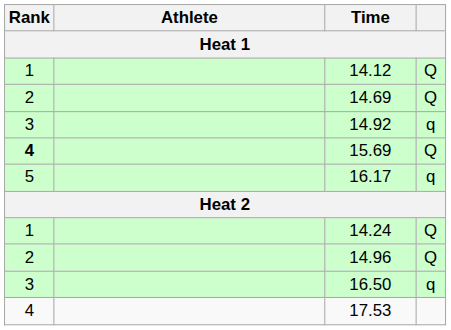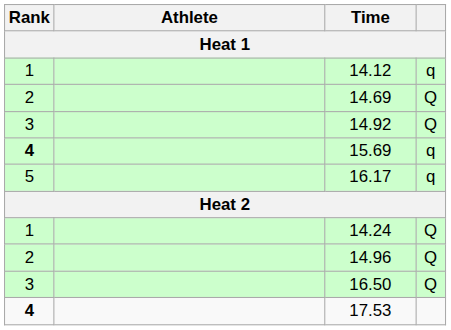(431, 71) Q -> (431, 71) q
(431, 124) q -> (431, 124) Q
(431, 151) Q -> (431, 151) q
(431, 284) q -> (431, 284) Q
(29, 310) normal -> (29, 310) bold
